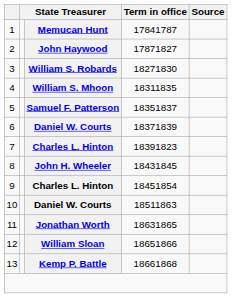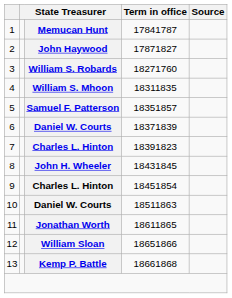(155, 68) 18271830 -> (155, 68) 18271760
(155, 107) 18351837 -> (155, 107) 18351857
(155, 224) 18631865 -> (155, 224) 18611865
